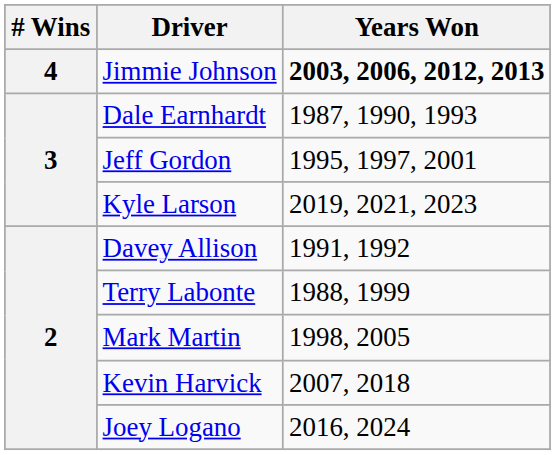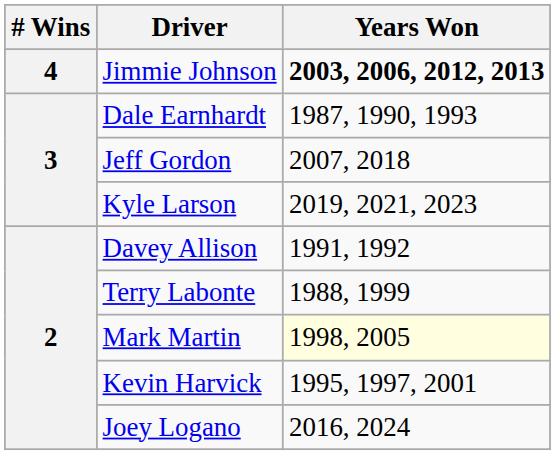(383, 159) 1995, 1997, 2001 -> (350, 159) 2007, 2018
(350, 337) no background -> (350, 337) lightyellow background
(350, 381) 2007, 2018 -> (383, 381) 1995, 1997, 2001
